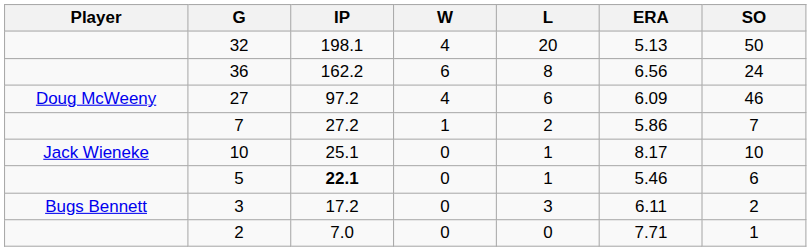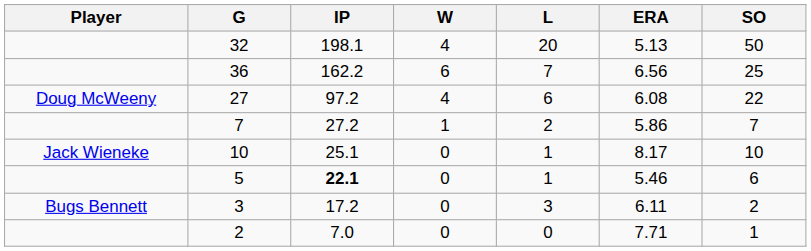(548, 71) 8 -> (548, 71) 7
(754, 71) 24 -> (754, 71) 25
(651, 98) 6.09 -> (651, 98) 6.08
(754, 98) 46 -> (754, 98) 22
